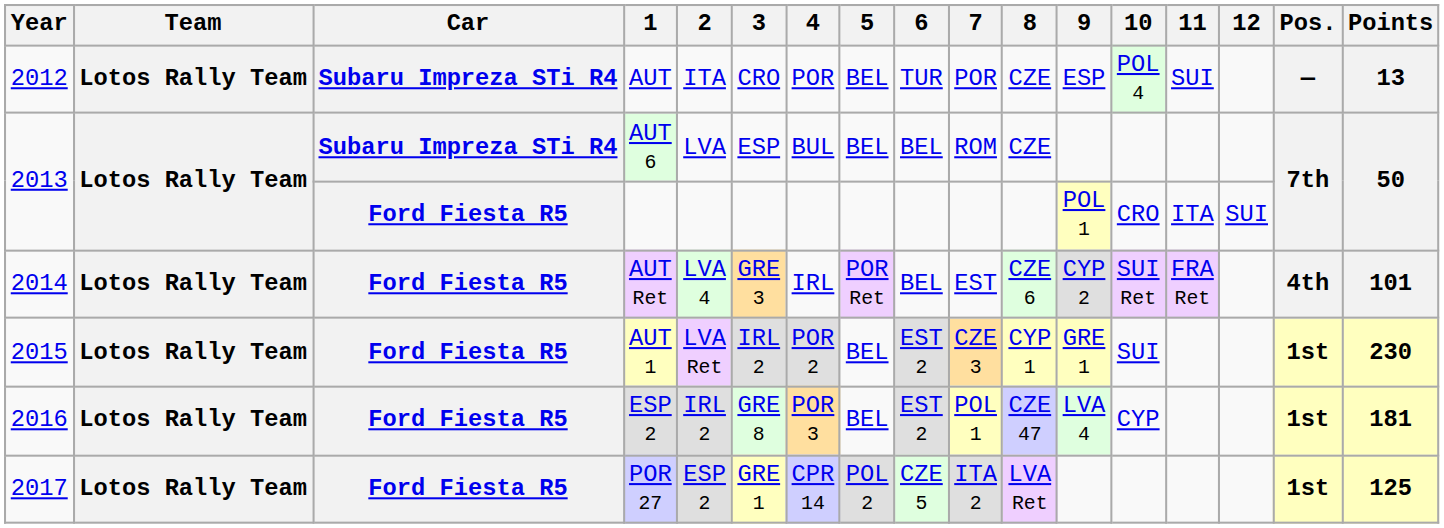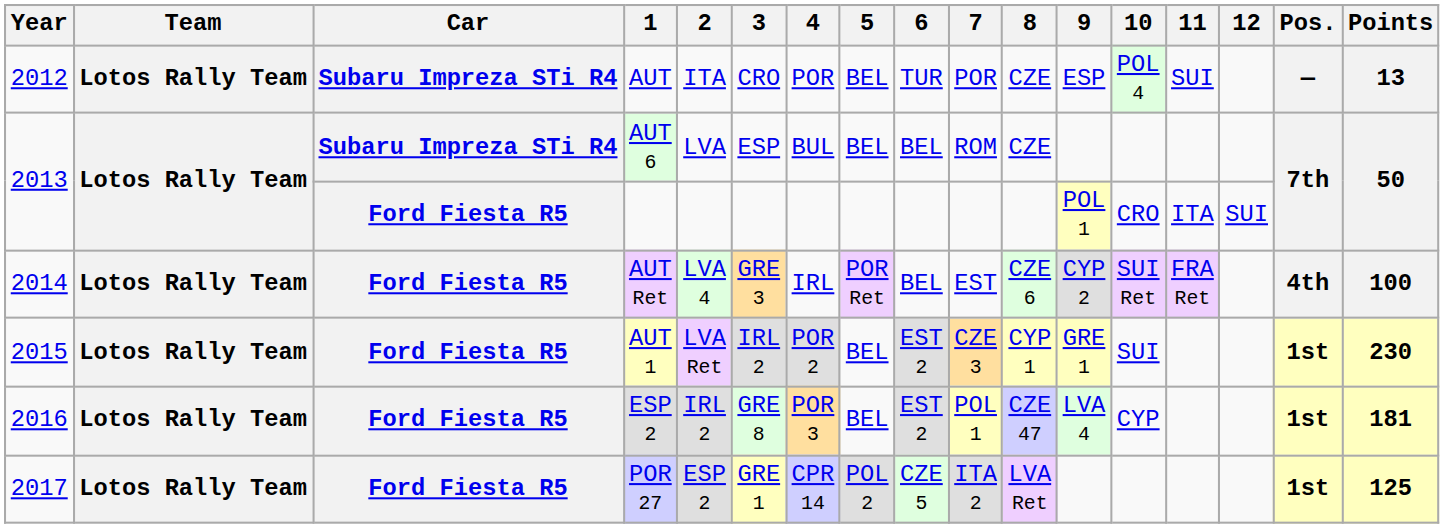(1391, 284) 101 -> (1391, 284) 100
